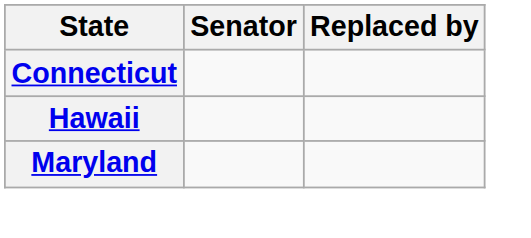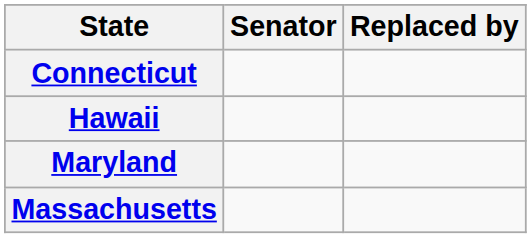+ row: (114, 208)
